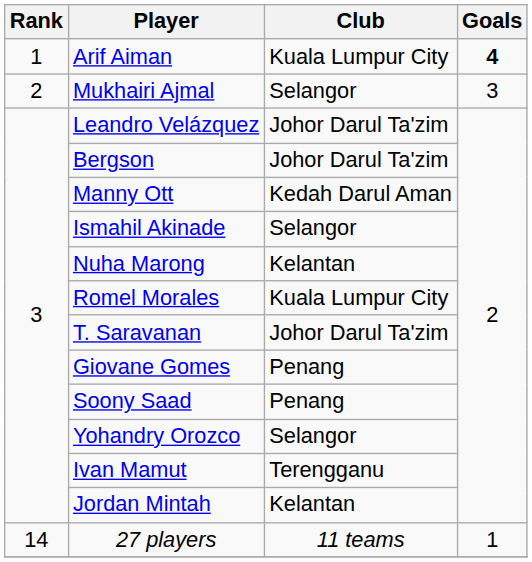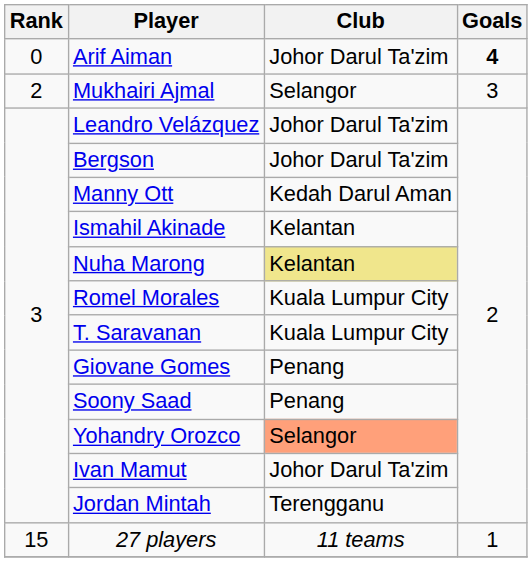(36, 56) 1 -> (36, 56) 0
(359, 56) Kuala Lumpur City -> (359, 56) Johor Darul Ta'zim
(313, 228) Selangor -> (312, 228) Kelantan
(312, 263) no background -> (312, 263) khaki background
(359, 332) Johor Darul Ta'zim -> (359, 332) Kuala Lumpur City
(313, 435) no background -> (313, 435) lightsalmon background
(327, 470) Terengganu -> (359, 470) Johor Darul Ta'zim
(312, 504) Kelantan -> (327, 504) Terengganu
(36, 539) 14 -> (36, 539) 15
